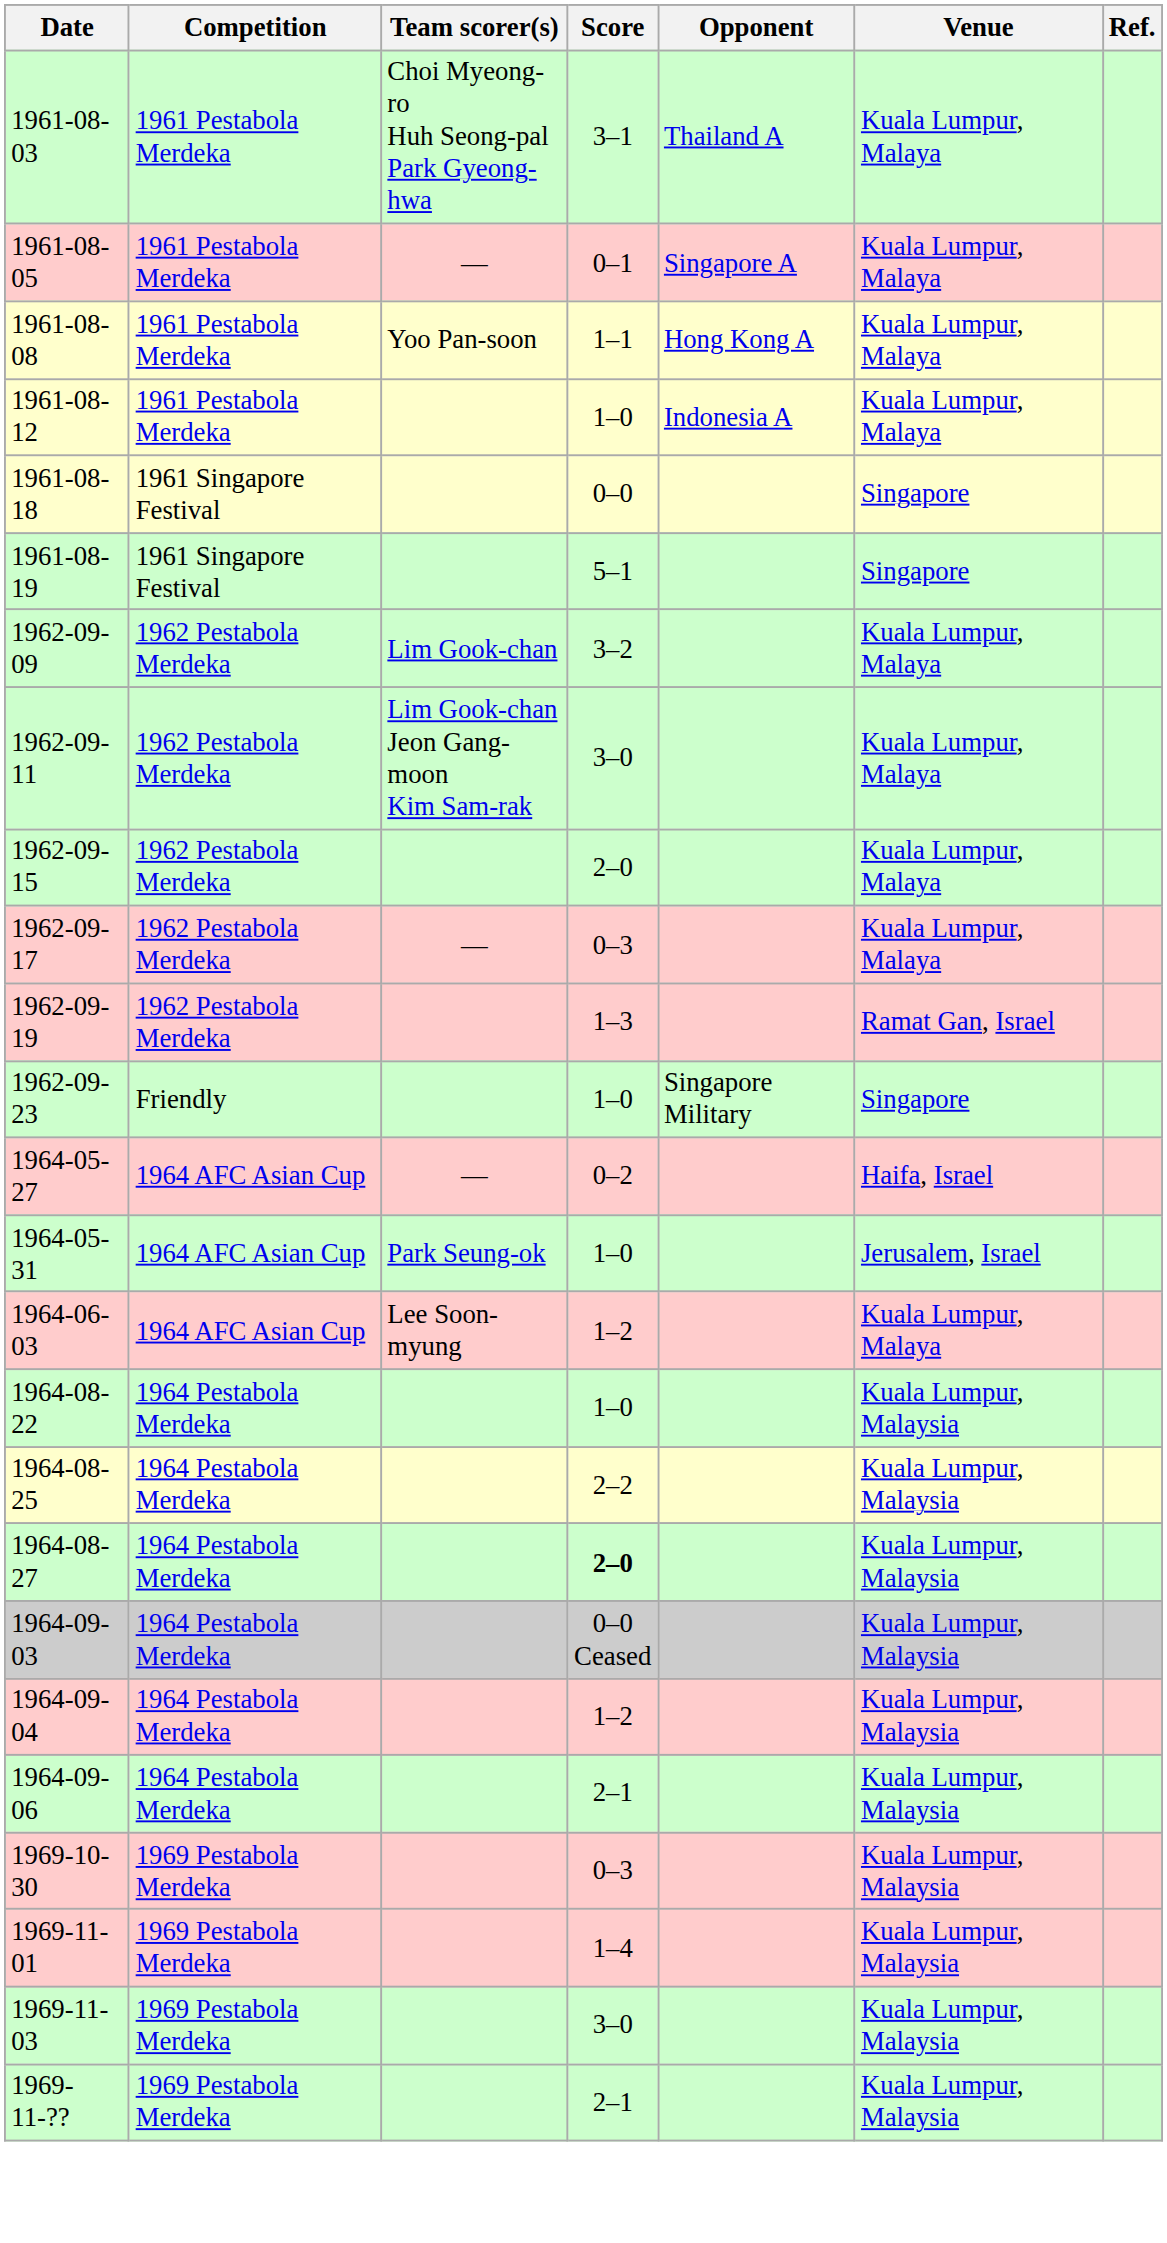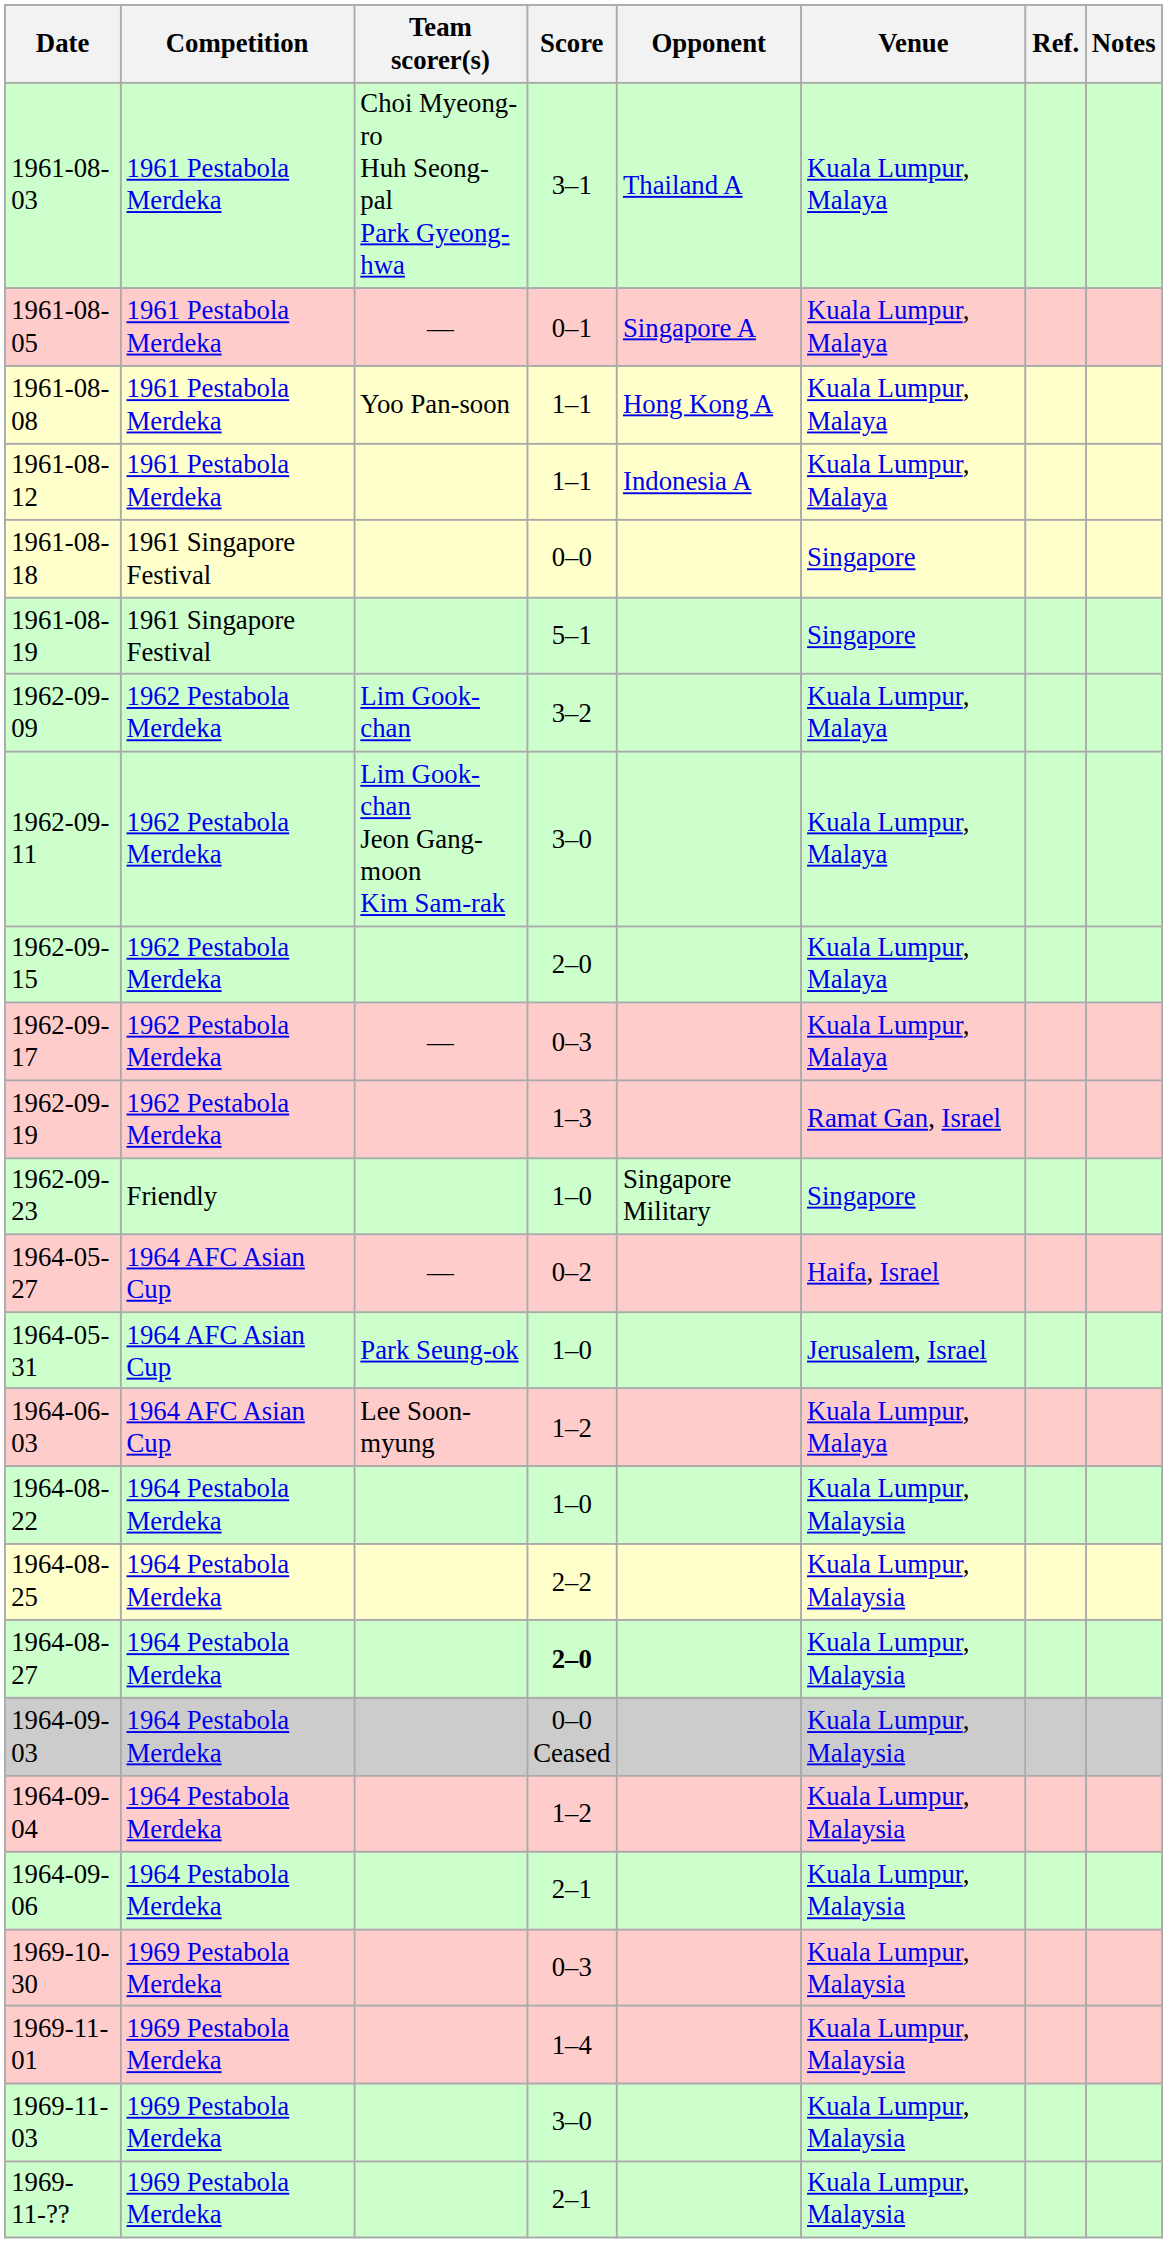+ column: (1124, 43)
(613, 416) 1–0 -> (572, 481) 1–1
